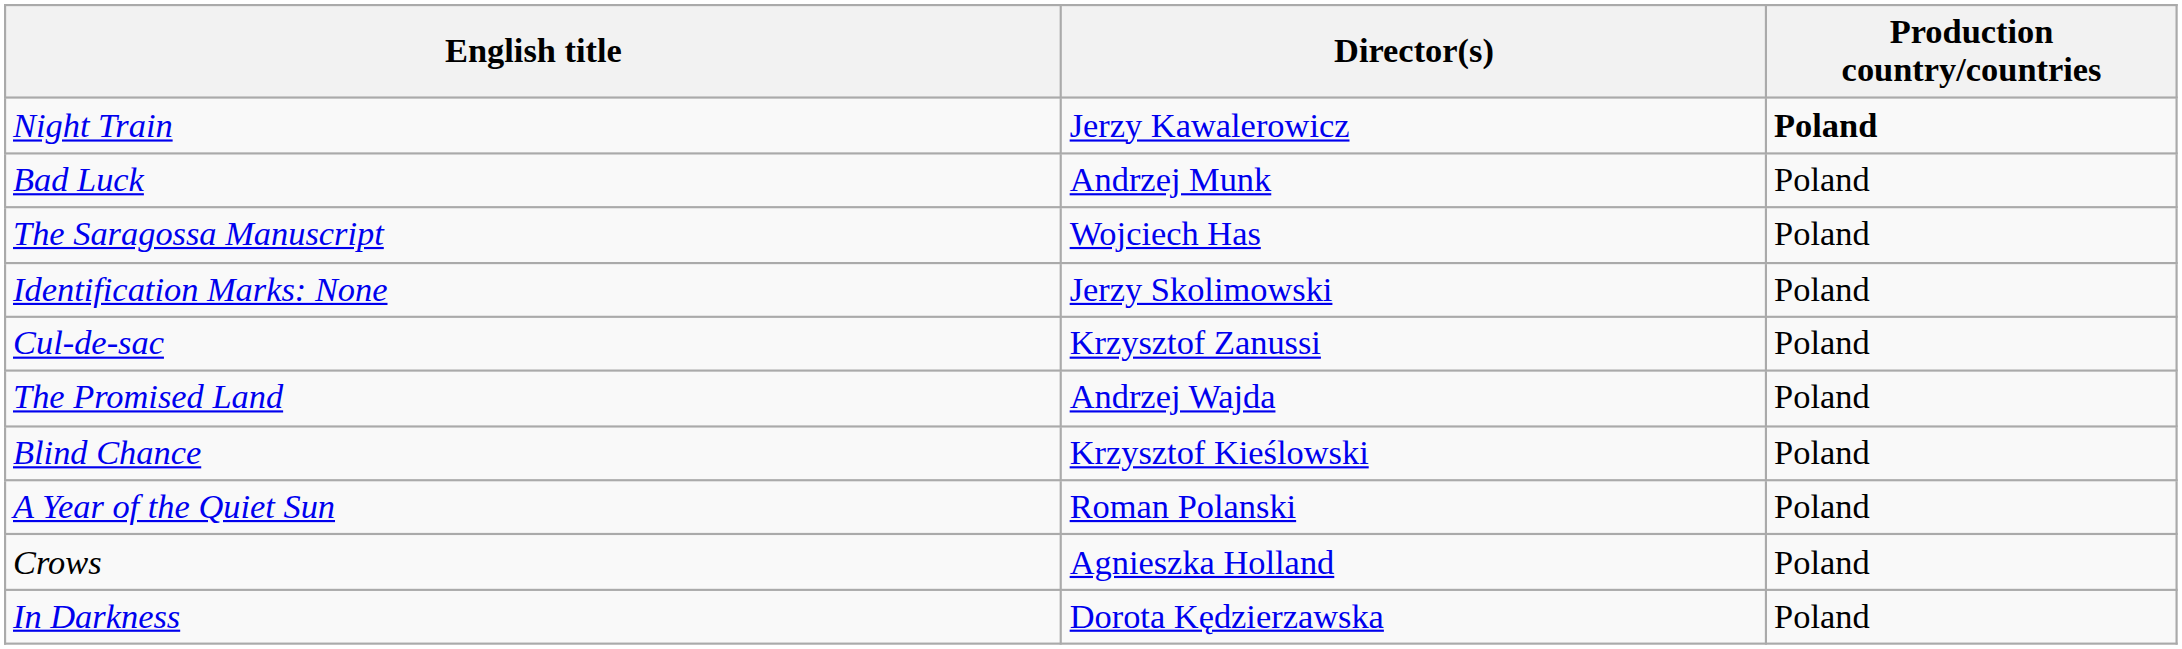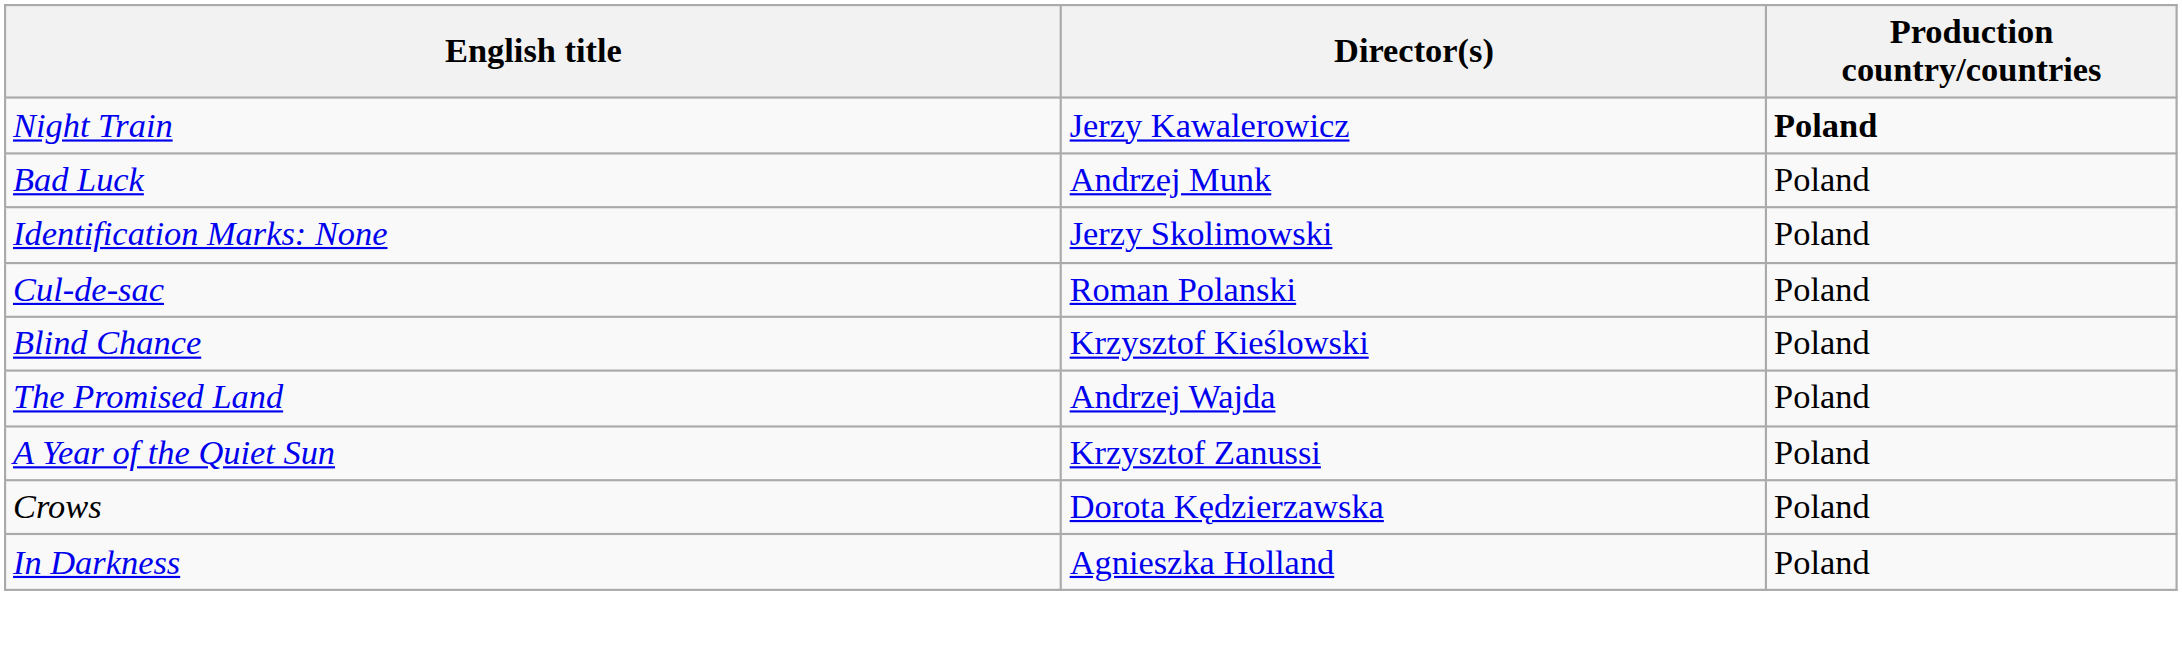- row: (198, 234)
(1195, 343) Krzysztof Zanussi -> (1183, 288) Roman Polanski
rows swapped: (148, 397) <-> (107, 452)
(1183, 506) Roman Polanski -> (1195, 452) Krzysztof Zanussi
(1202, 561) Agnieszka Holland -> (1227, 506) Dorota Kędzierzawska
(1227, 616) Dorota Kędzierzawska -> (1202, 561) Agnieszka Holland
